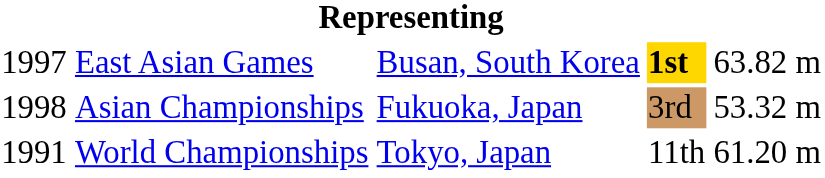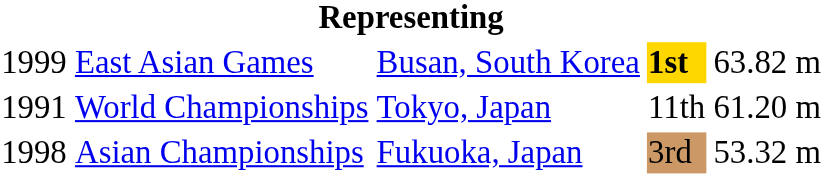(34, 62) 1997 -> (34, 62) 1999
rows swapped: (219, 107) <-> (222, 152)
